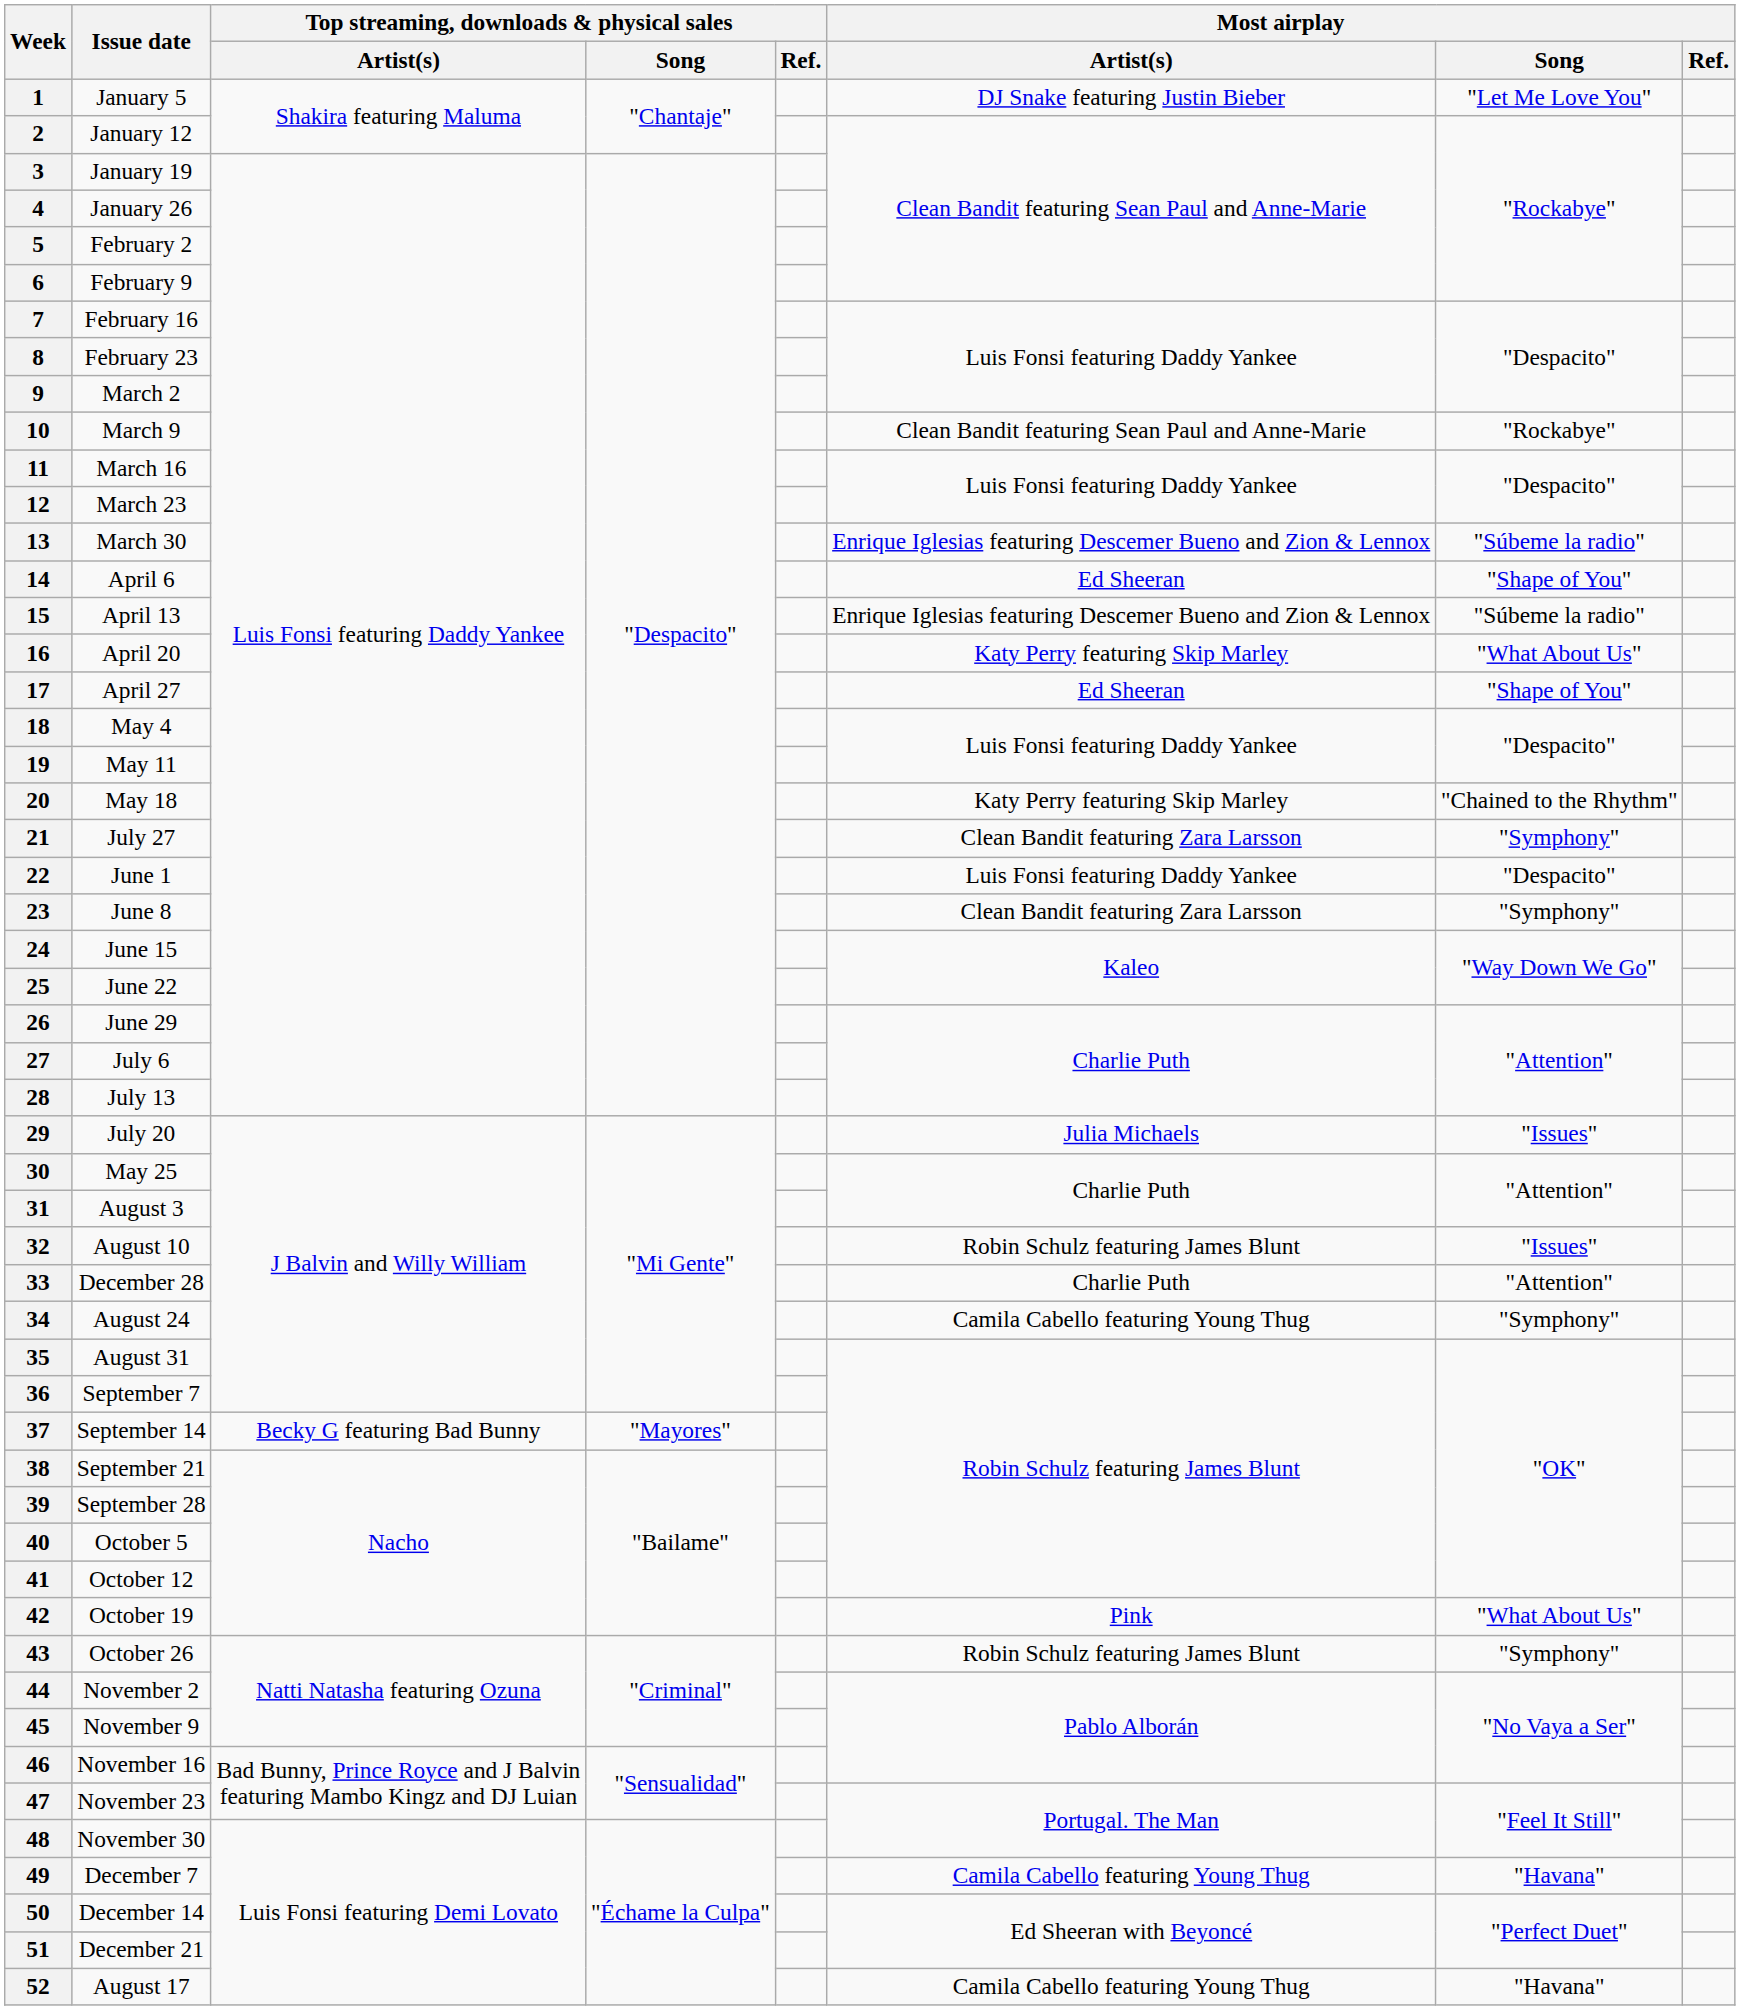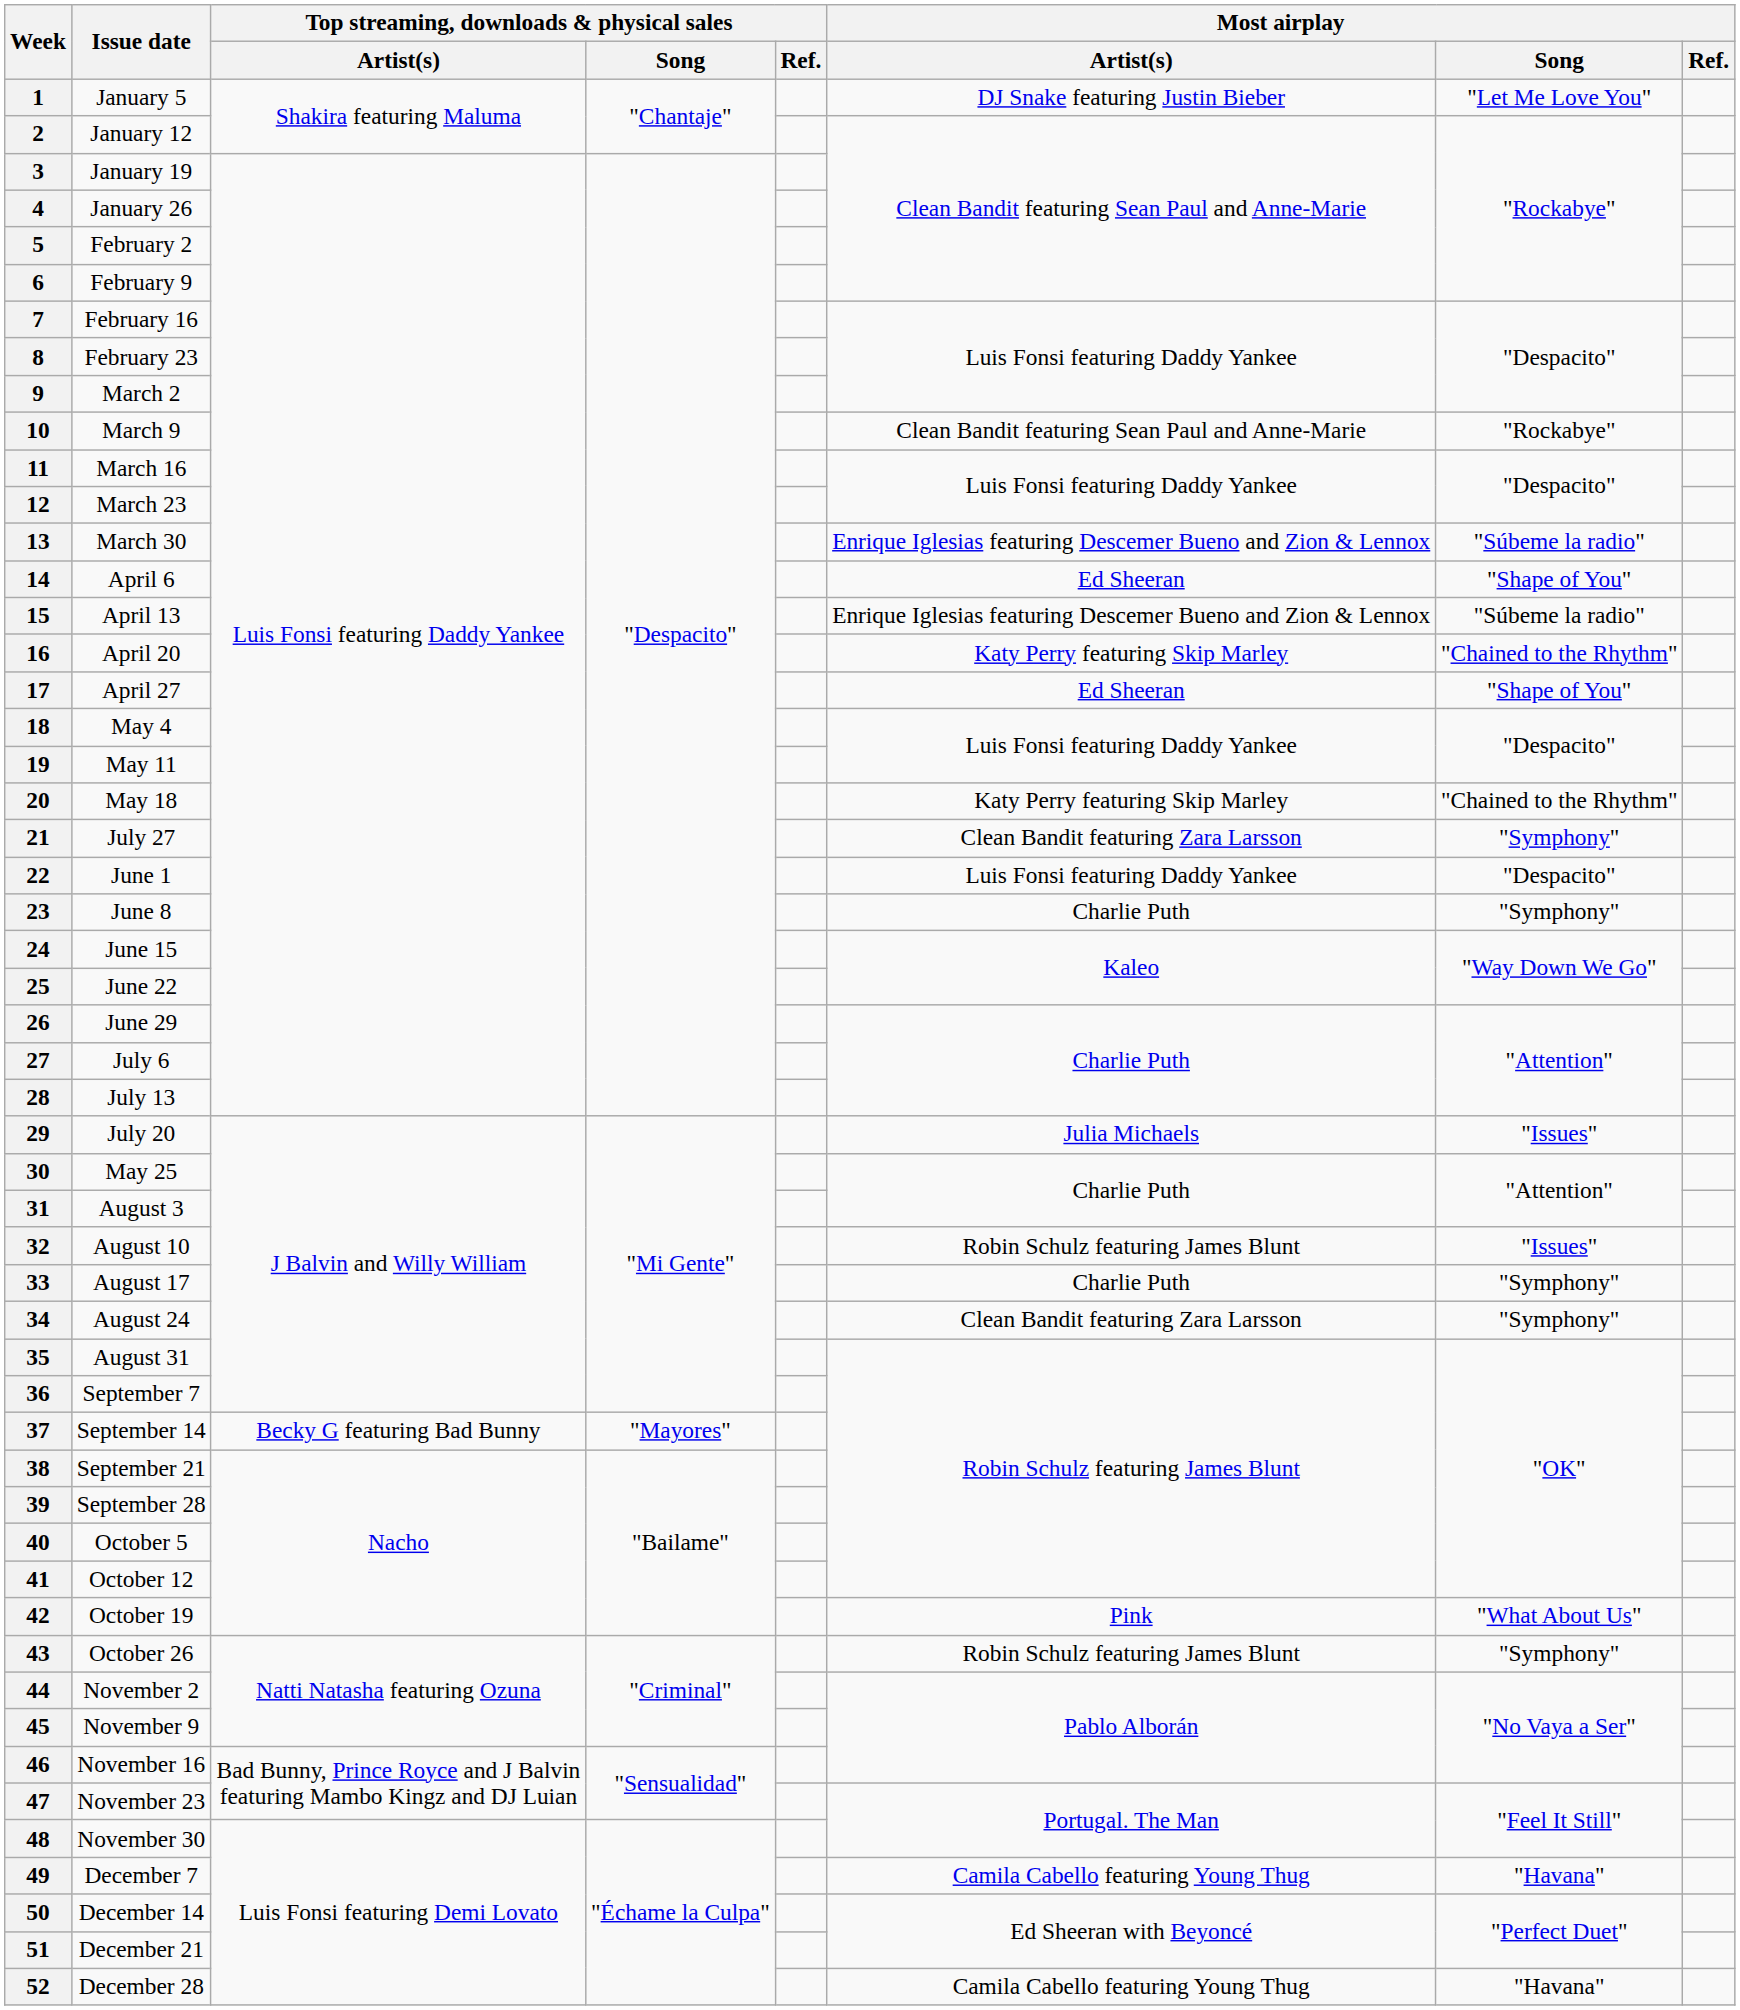(1559, 652) "What About Us" -> (1559, 652) "Chained to the Rhythm"
(1131, 912) Clean Bandit featuring Zara Larsson -> (1131, 912) Charlie Puth
(141, 1282) December 28 -> (141, 1282) August 17
(1559, 1282) "Attention" -> (1559, 1282) "Symphony"
(1131, 1319) Camila Cabello featuring Young Thug -> (1131, 1319) Clean Bandit featuring Zara Larsson
(141, 1986) August 17 -> (141, 1986) December 28
